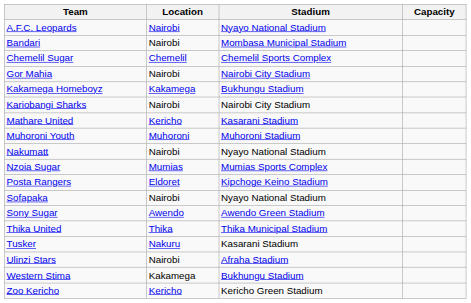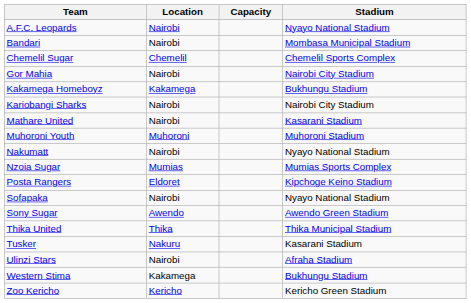columns swapped: (311, 12) <-> (434, 12)
(165, 120) Kericho -> (164, 120) Nairobi
